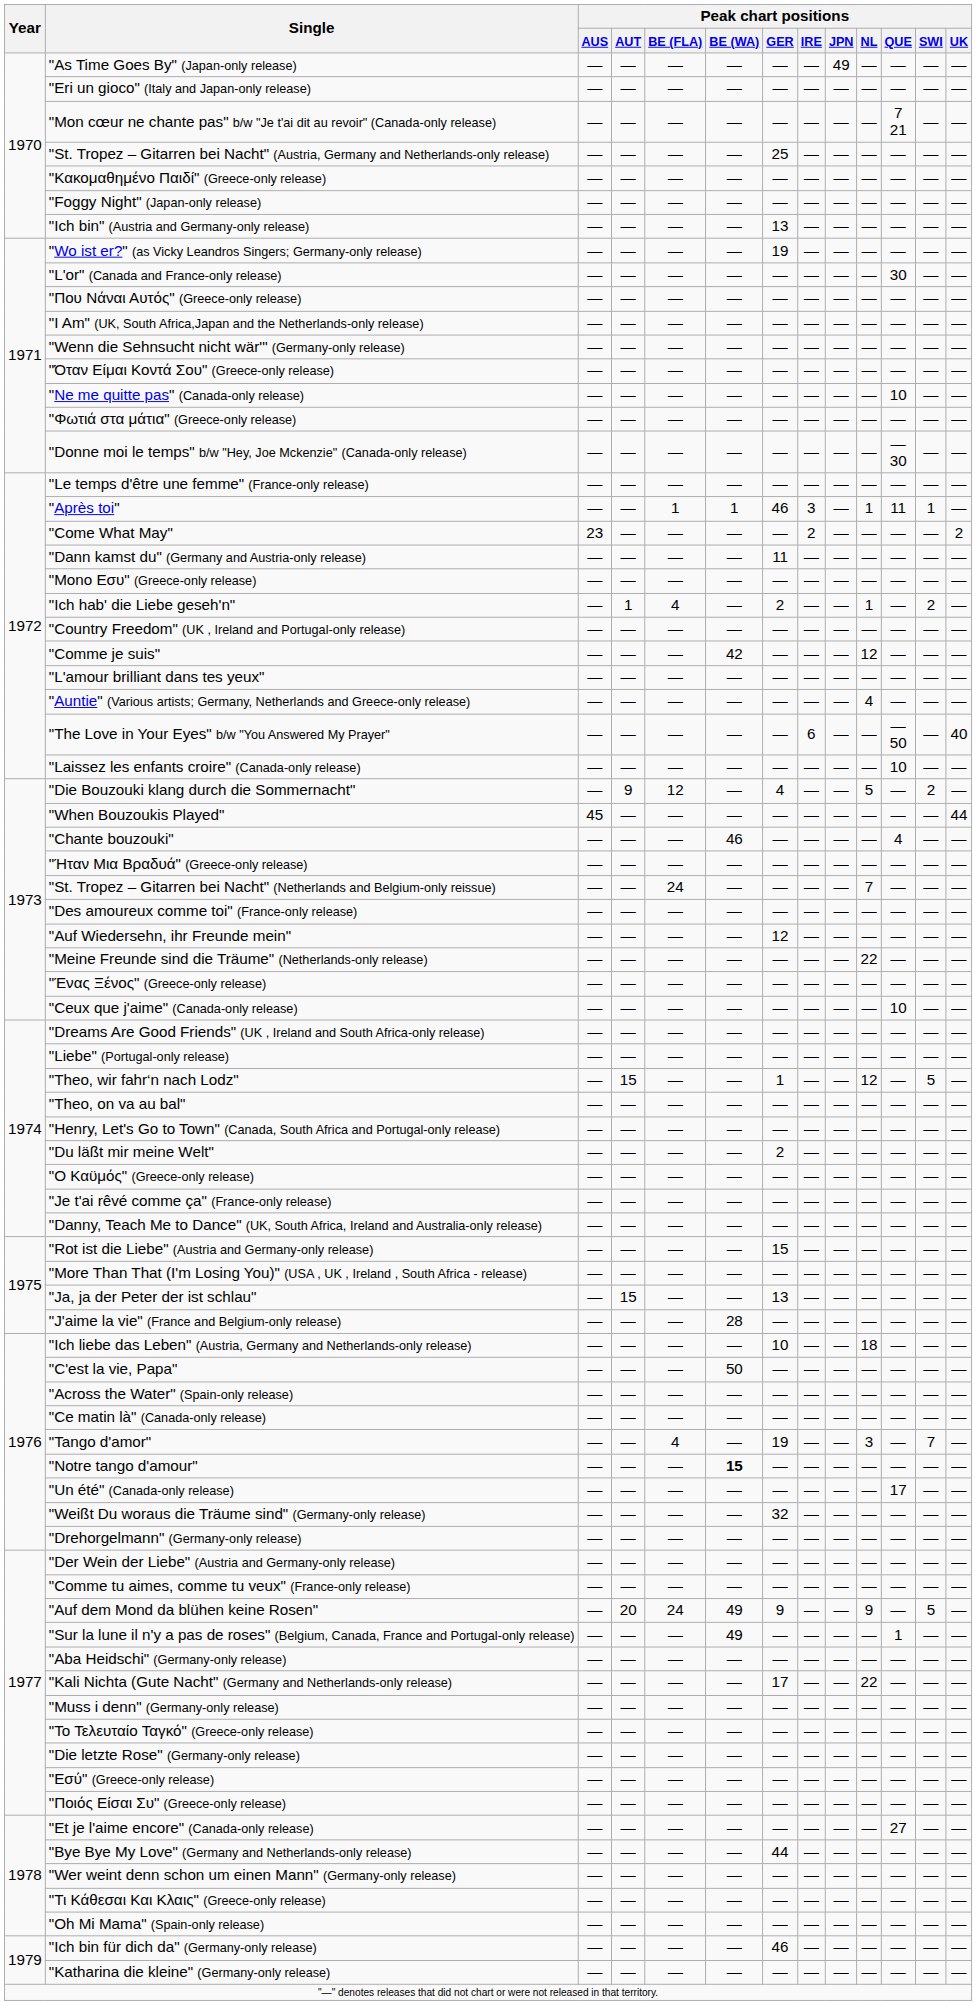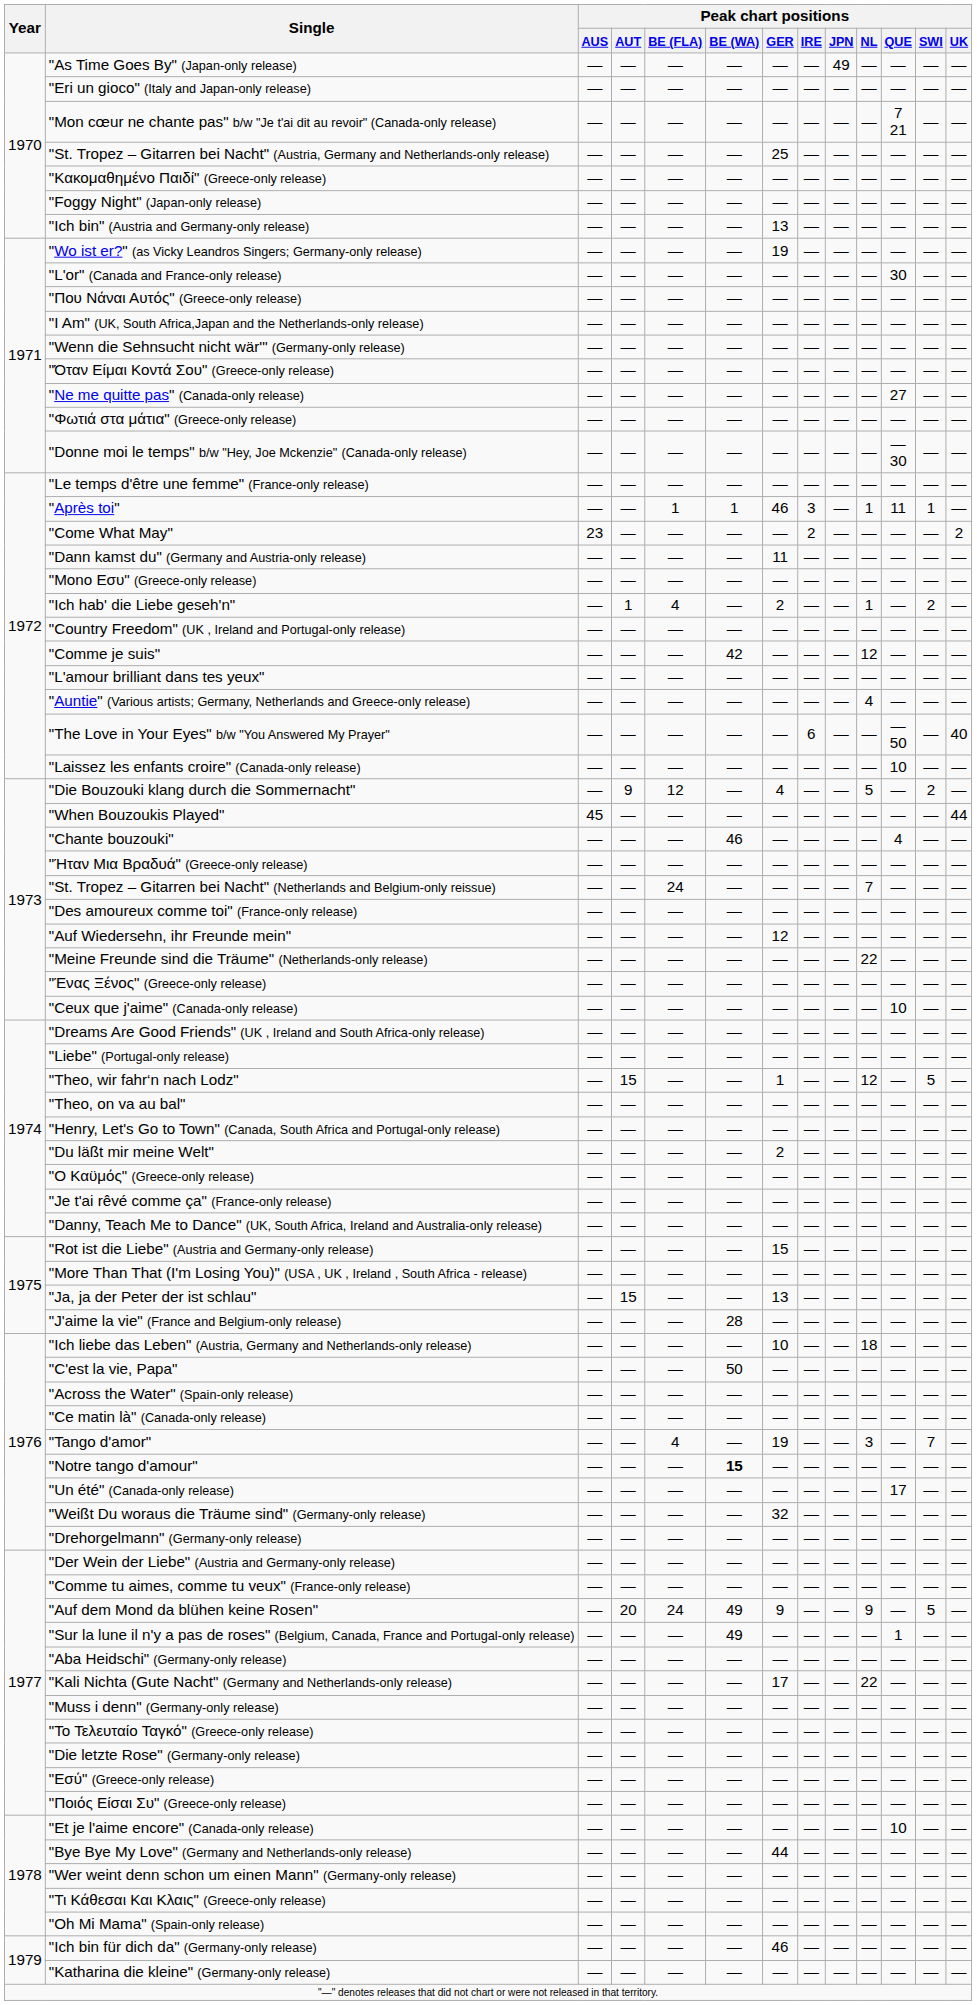(898, 395) 10 -> (898, 395) 27
(898, 1827) 27 -> (898, 1827) 10
